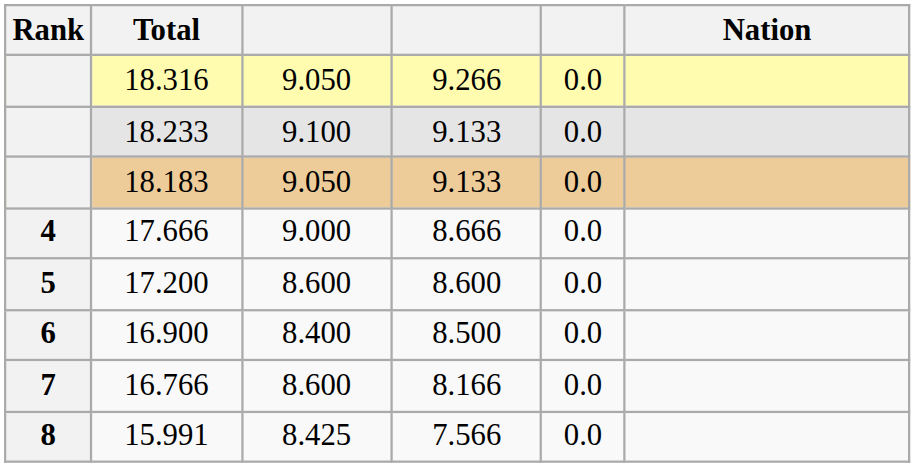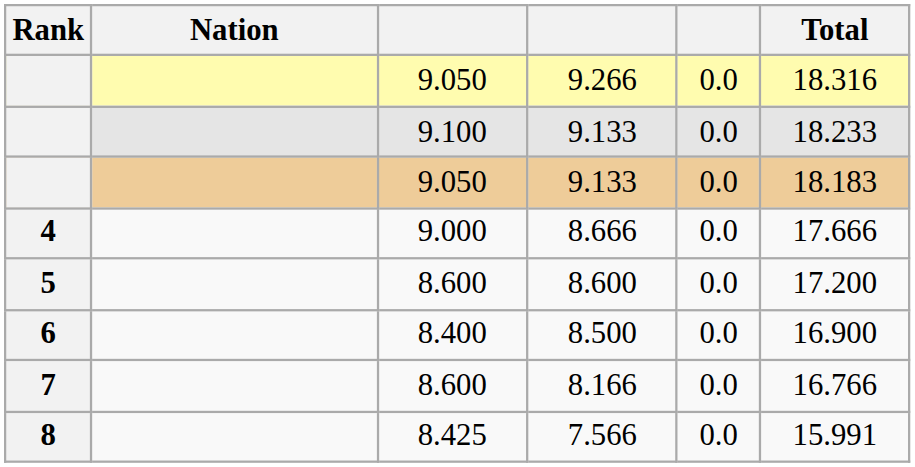columns swapped: (767, 29) <-> (166, 29)
